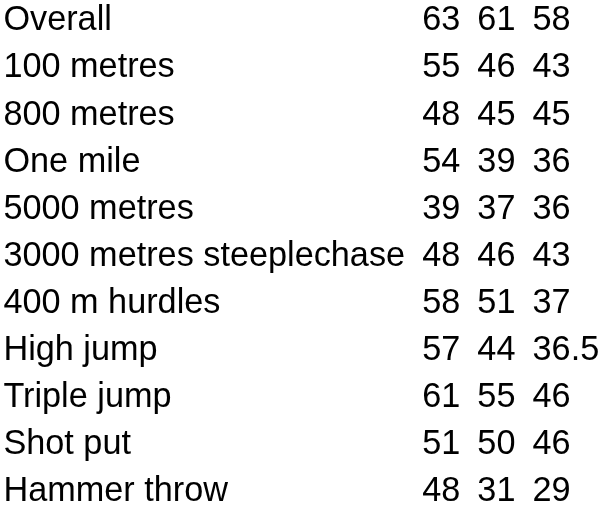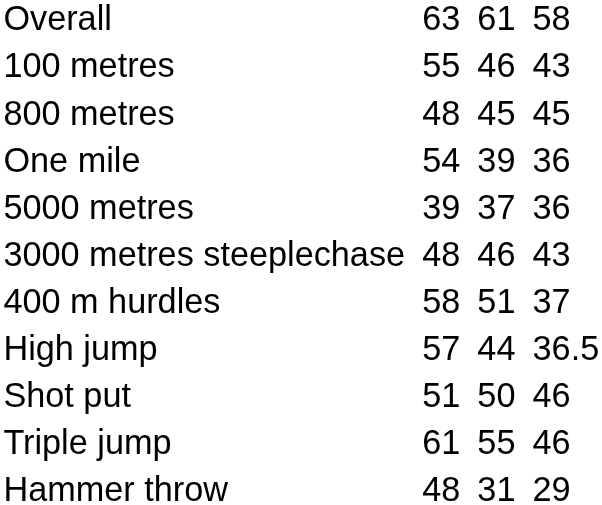rows swapped: (87, 395) <-> (67, 442)
